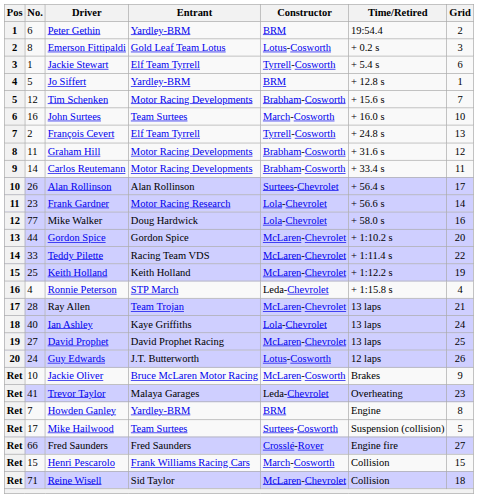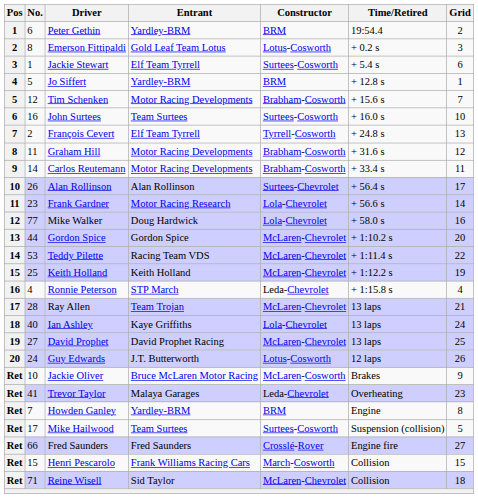(299, 65) Tyrrell-Cosworth -> (300, 65) Surtees-Cosworth
(299, 117) March-Cosworth -> (300, 117) Surtees-Cosworth
(33, 255) 33 -> (33, 255) 53
